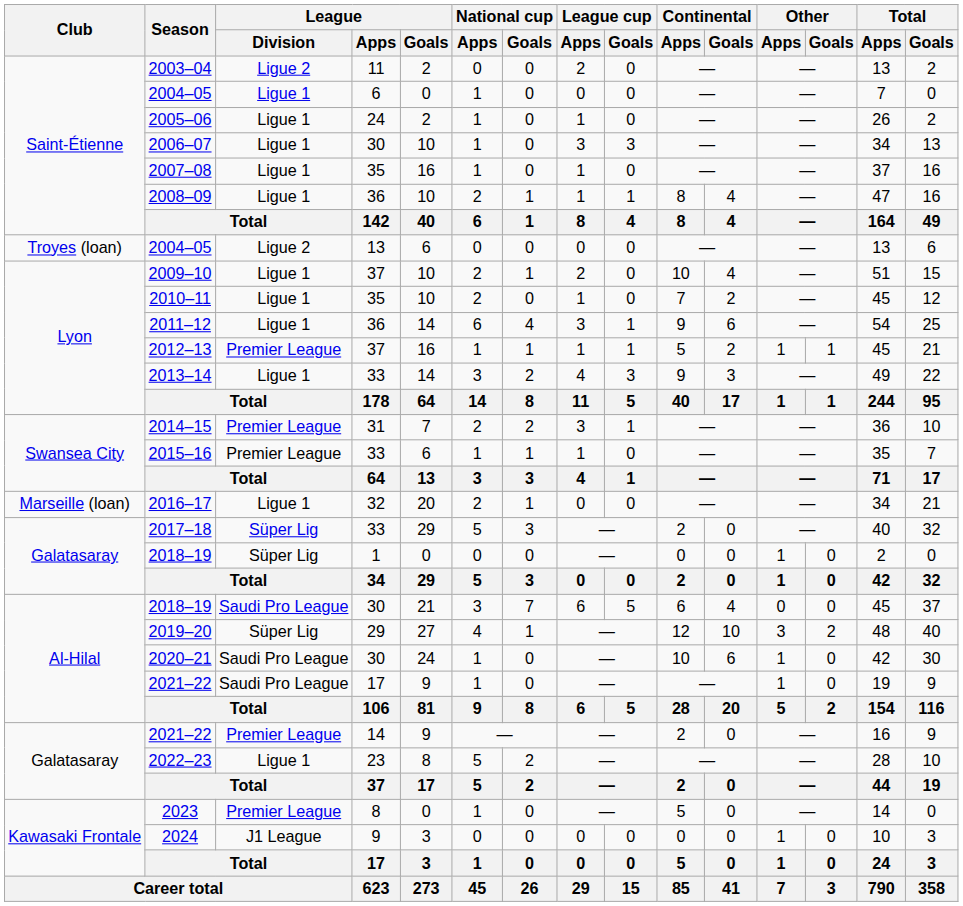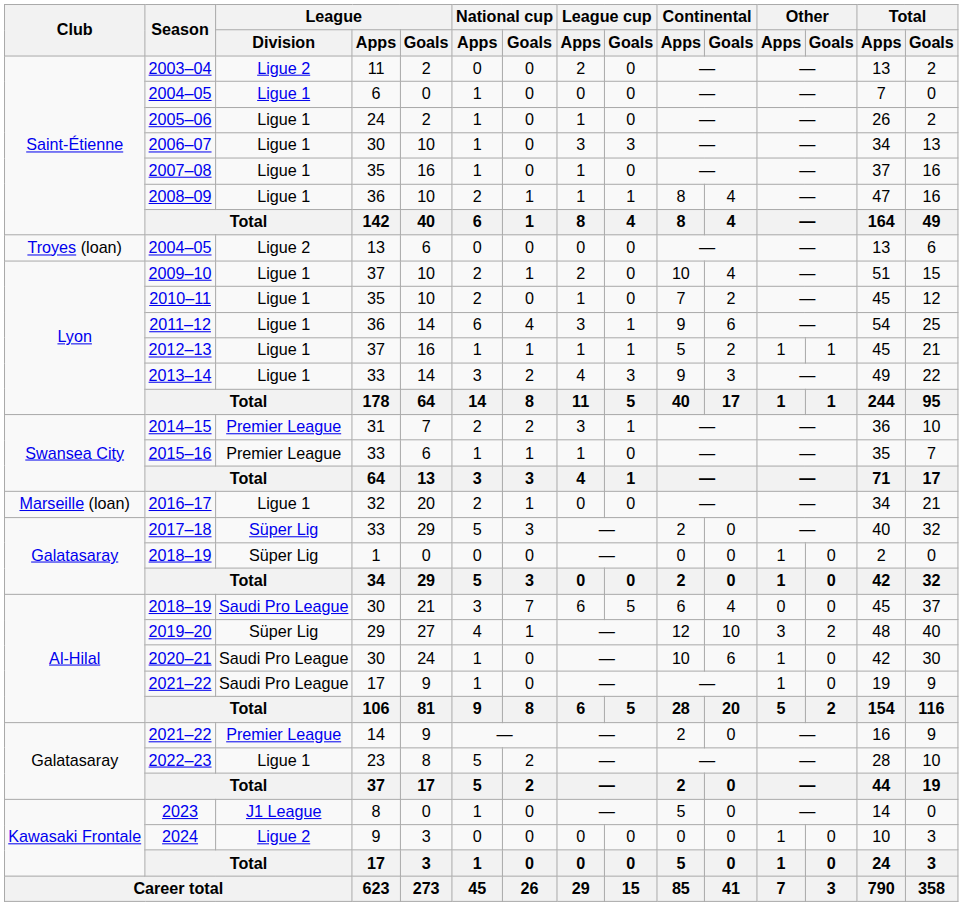(284, 350) Premier League -> (284, 350) Ligue 1
(284, 811) Premier League -> (284, 811) J1 League
(284, 837) J1 League -> (284, 837) Ligue 2
